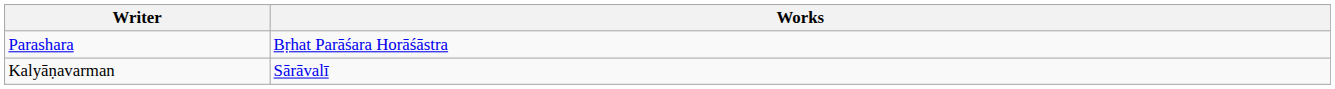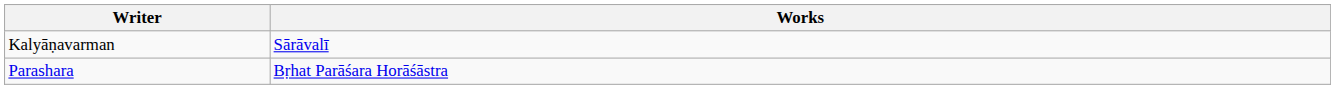rows swapped: (62, 71) <-> (41, 44)
